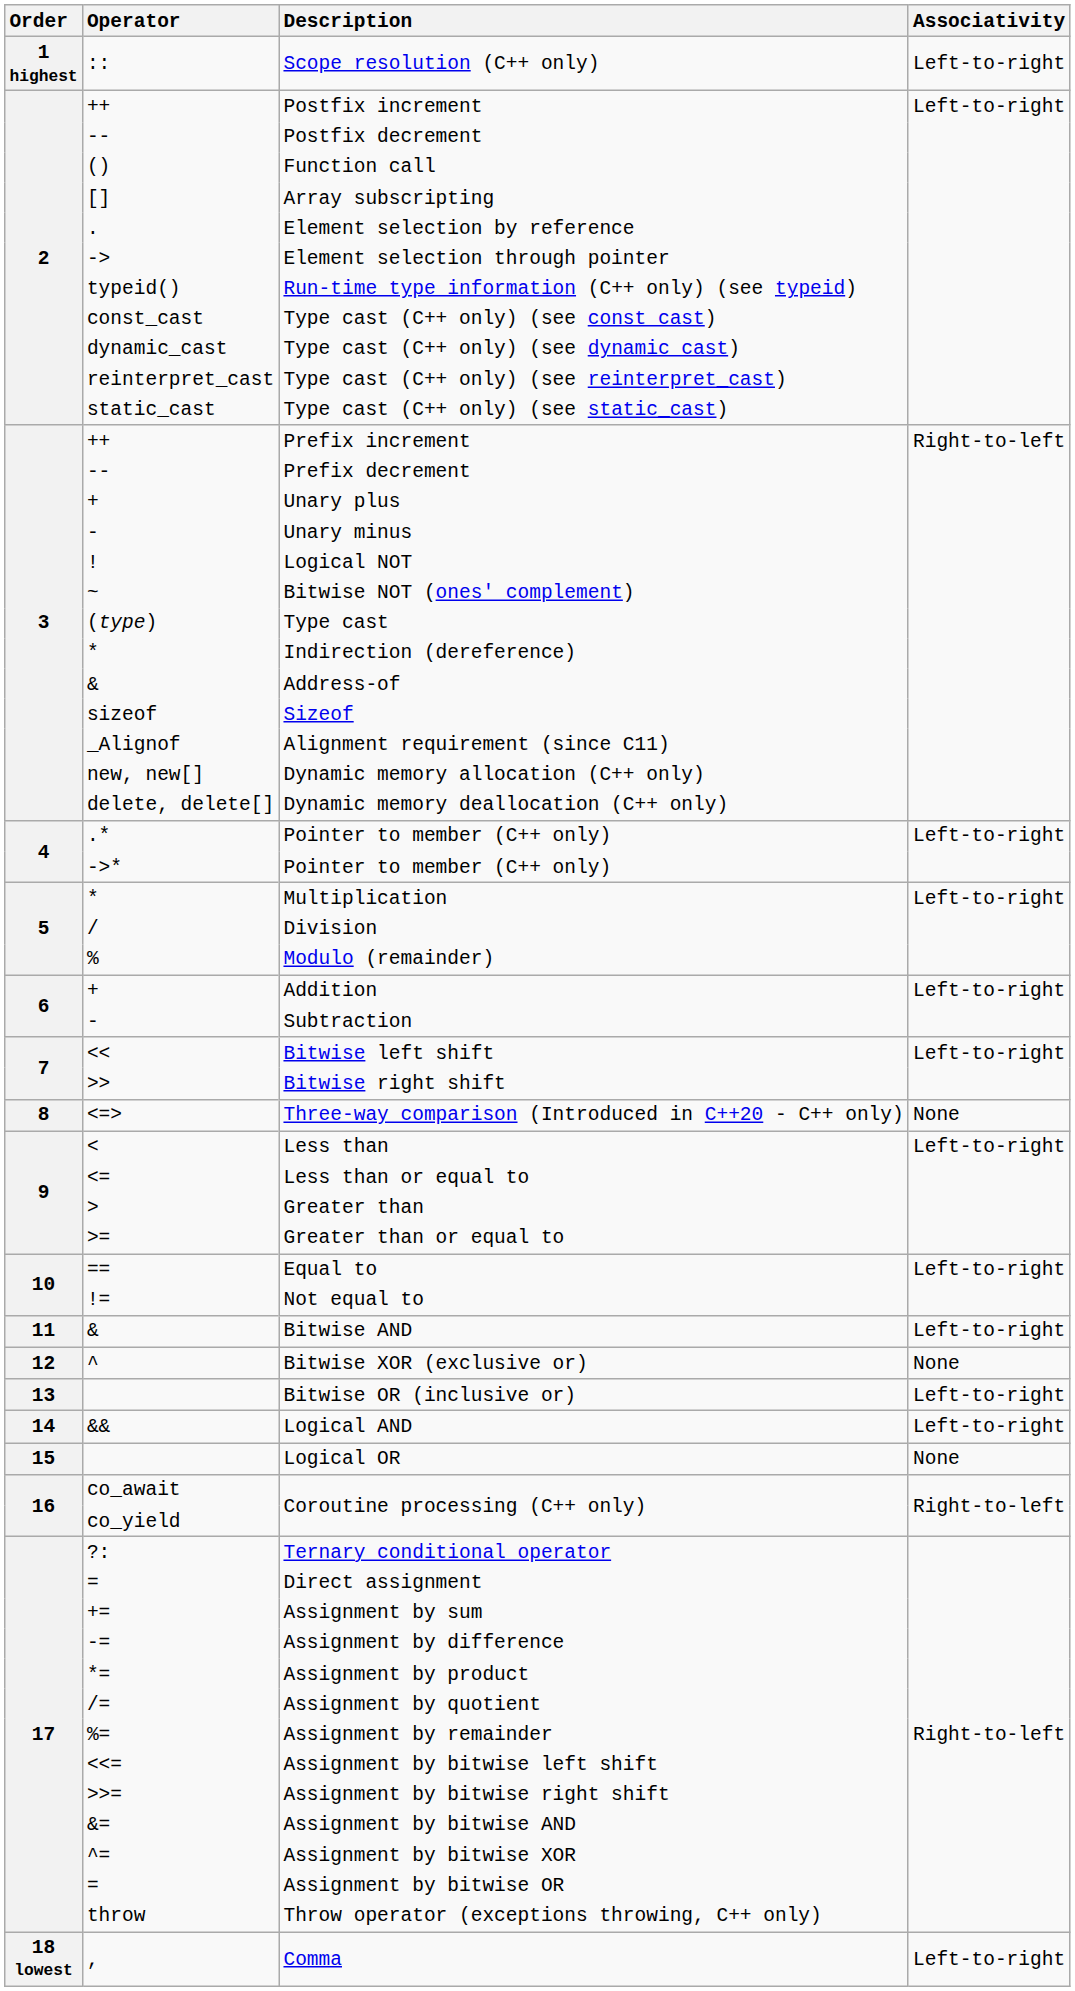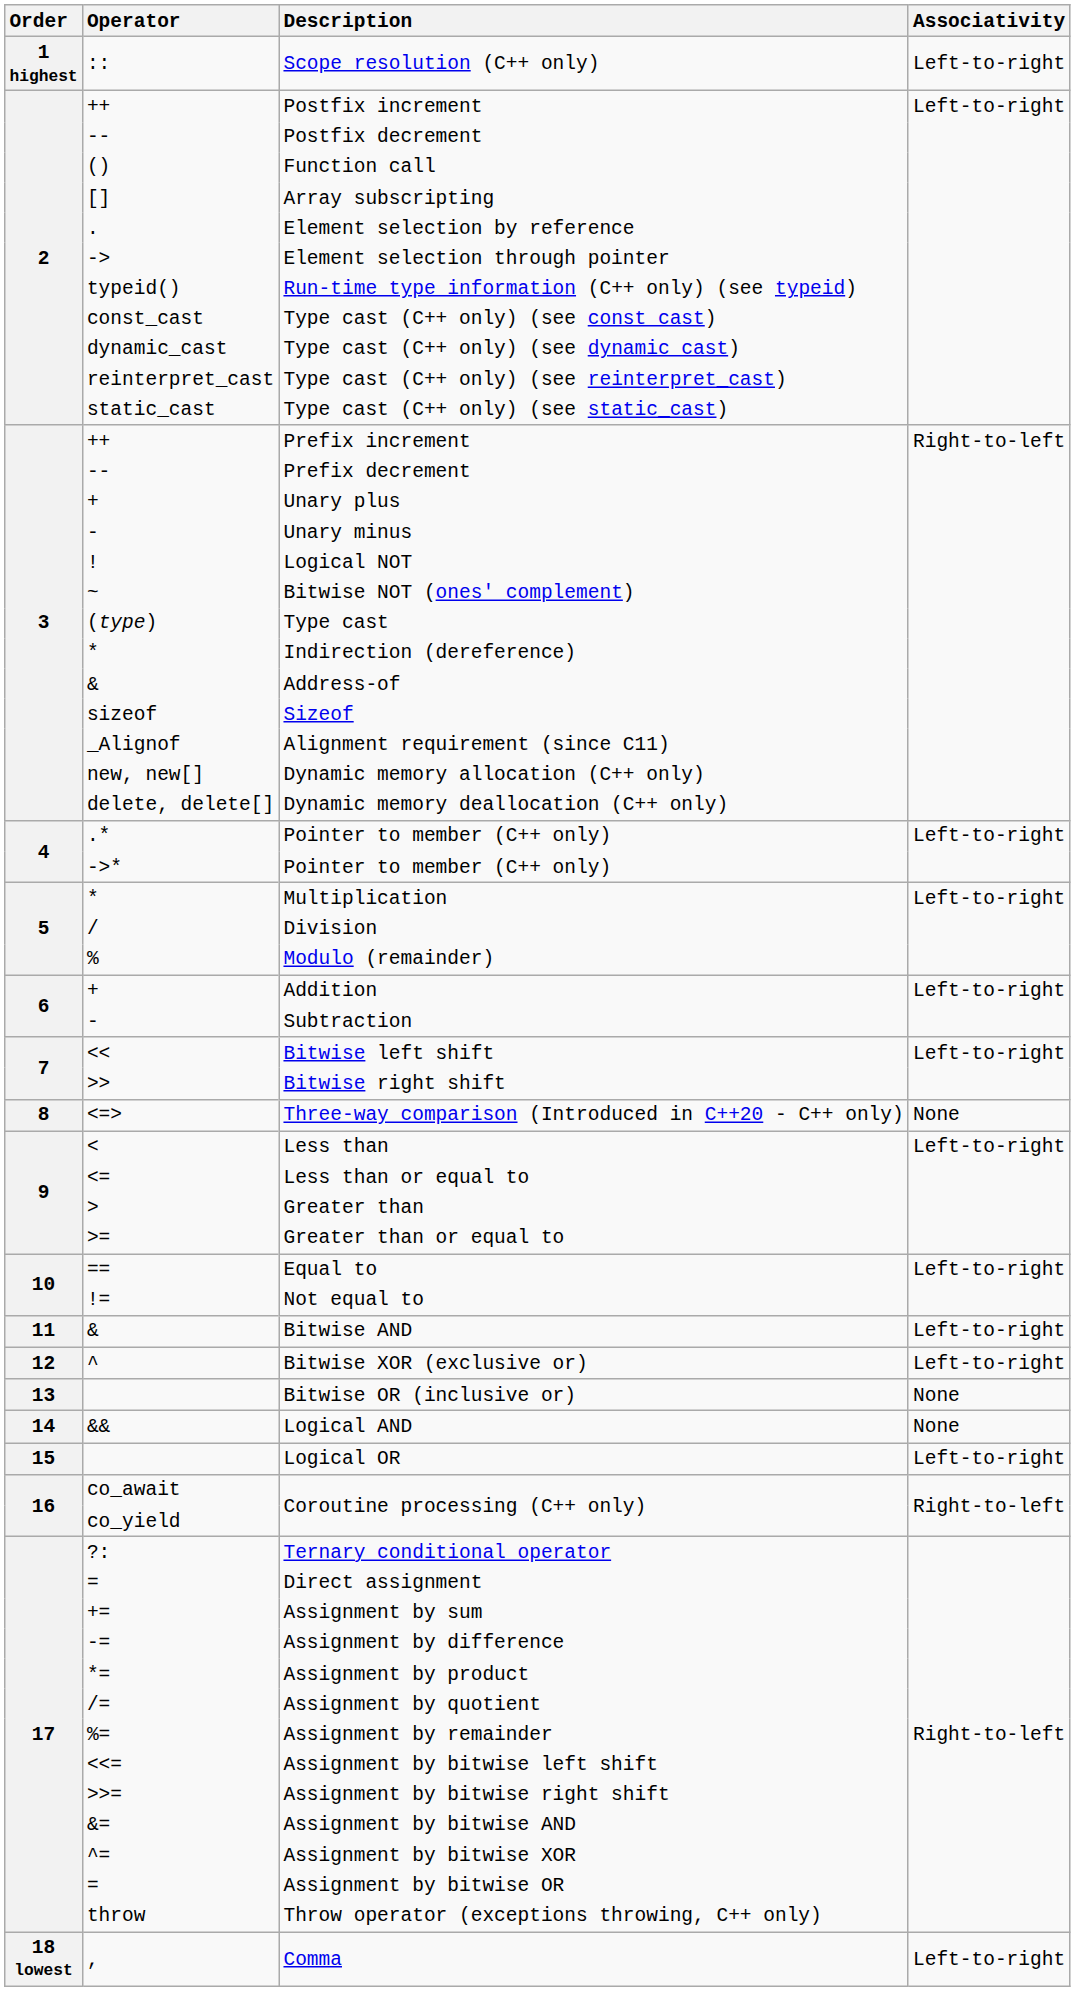(936, 1363) None -> (989, 1363) Left-to-right
(989, 1395) Left-to-right -> (936, 1395) None
(989, 1427) Left-to-right -> (936, 1427) None
(936, 1459) None -> (989, 1459) Left-to-right
